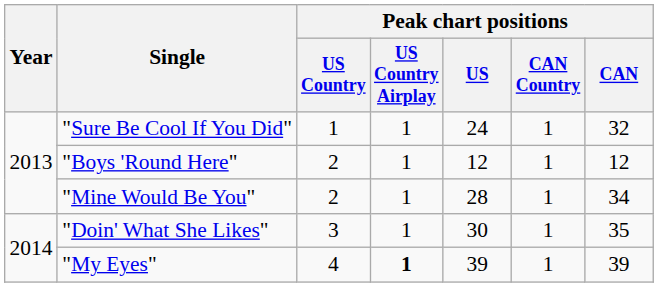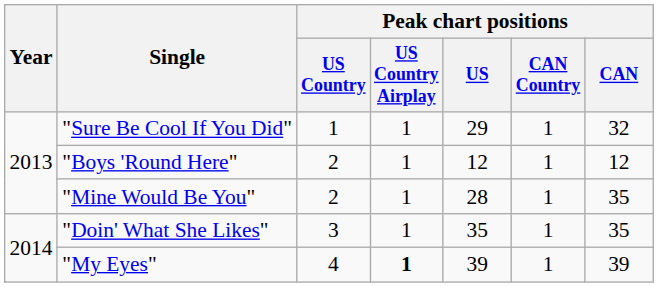(477, 128) 24 -> (477, 128) 29
(619, 196) 34 -> (619, 196) 35
(477, 230) 30 -> (477, 230) 35
